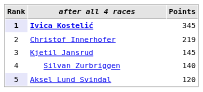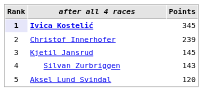(189, 39) 219 -> (189, 39) 239
(189, 66) 140 -> (189, 66) 143
(16, 79) lavender background -> (16, 79) no background
